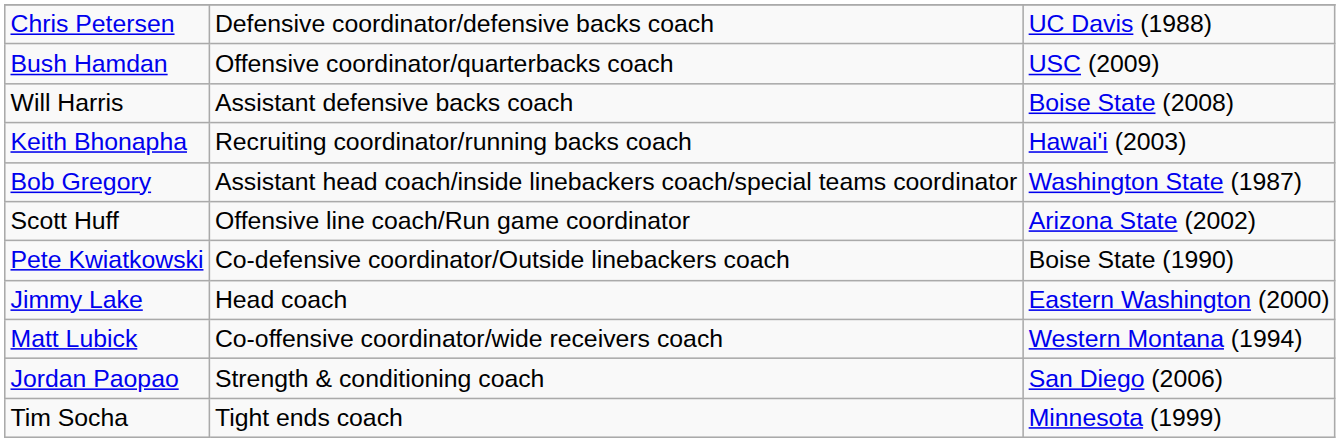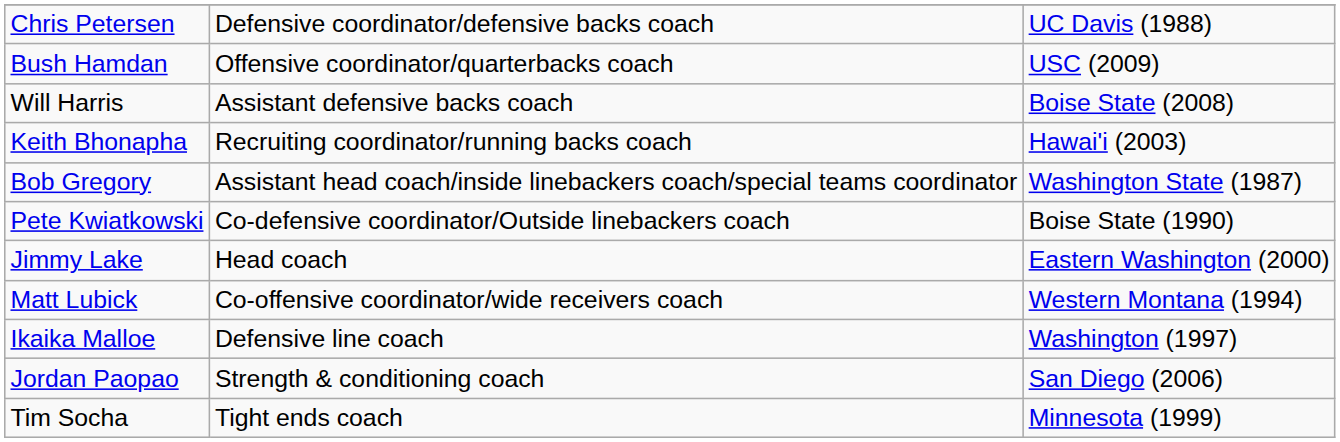- row: (65, 220)
+ row: (83, 338)
